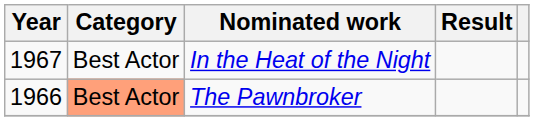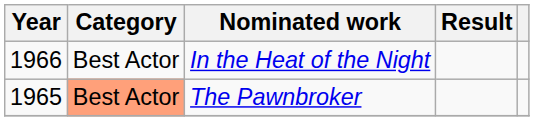(36, 60) 1967 -> (36, 60) 1966
(36, 97) 1966 -> (36, 97) 1965
